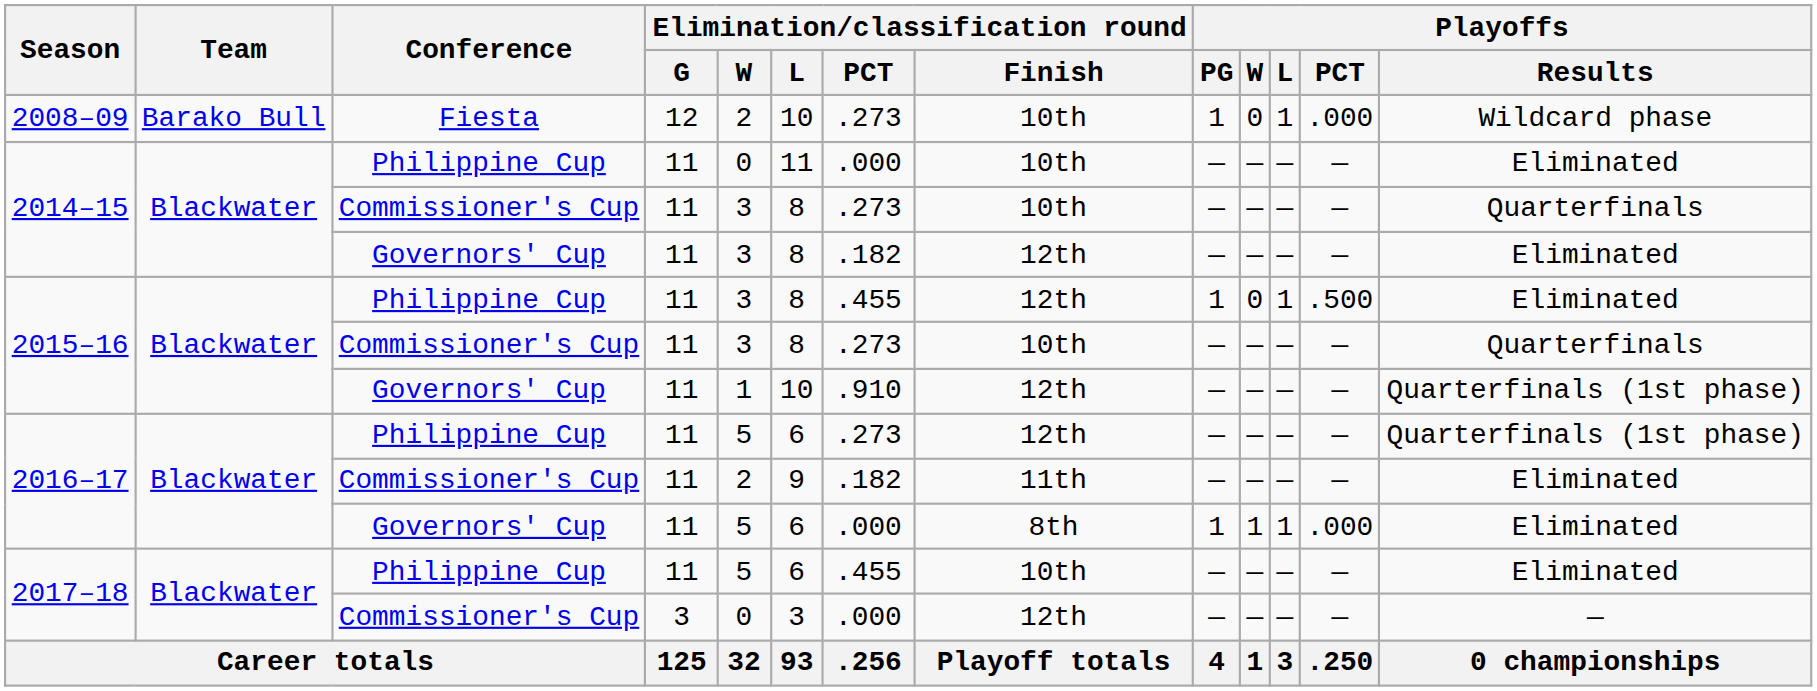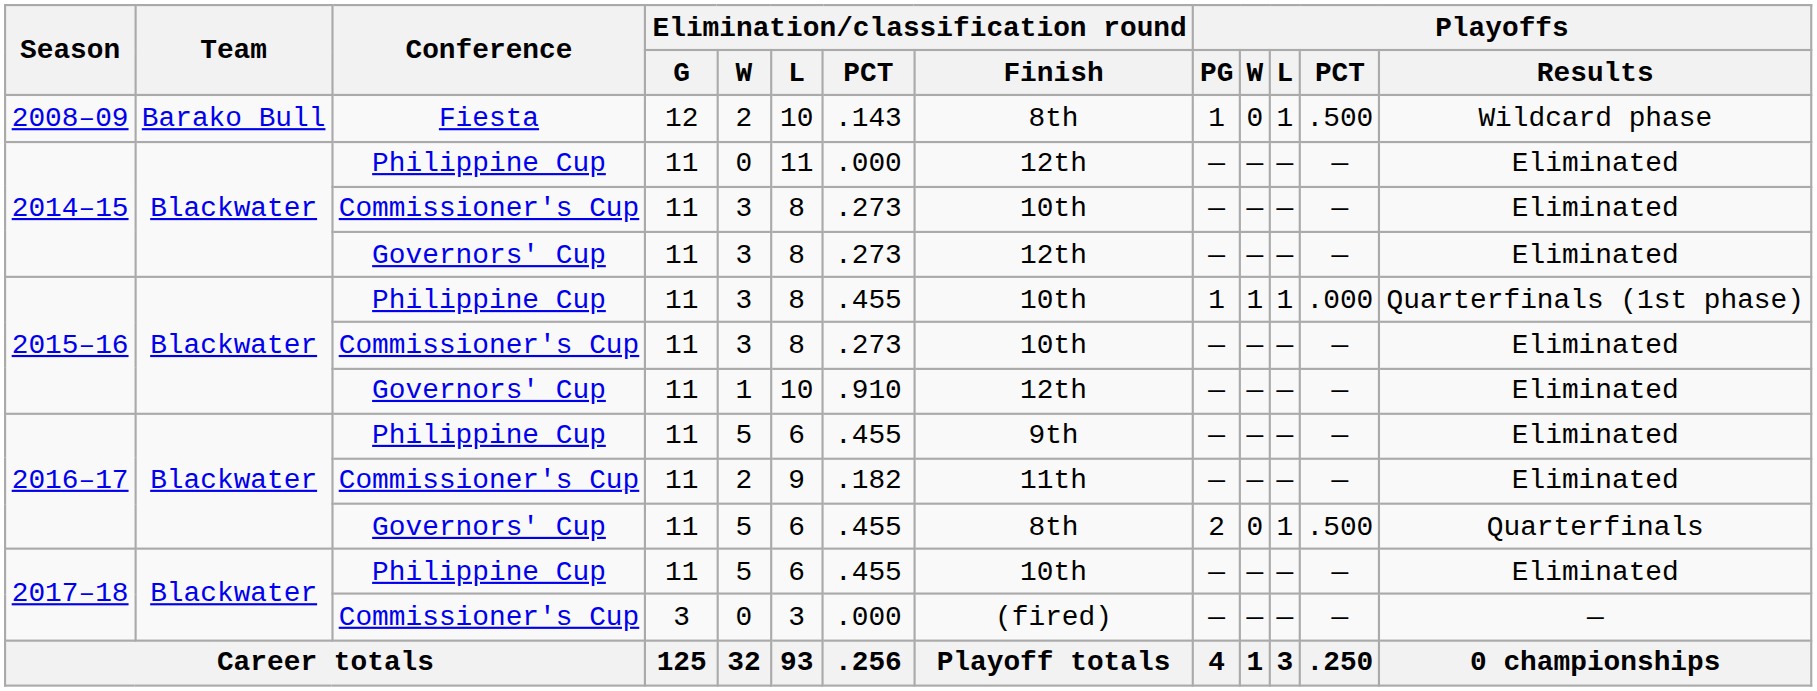(868, 118) .273 -> (868, 118) .143
(1054, 118) 10th -> (1054, 118) 8th
(1340, 118) .000 -> (1340, 118) .500
(1054, 164) 10th -> (1054, 164) 12th
(1595, 209) Quarterfinals -> (1595, 209) Eliminated
(868, 254) .182 -> (868, 254) .273
(1054, 300) 12th -> (1054, 300) 10th
(1255, 300) 0 -> (1255, 300) 1
(1340, 300) .500 -> (1340, 300) .000
(1595, 300) Eliminated -> (1595, 300) Quarterfinals (1st phase)
(1595, 345) Quarterfinals -> (1595, 345) Eliminated
(1595, 390) Quarterfinals (1st phase) -> (1595, 390) Eliminated
(868, 436) .273 -> (868, 436) .455
(1054, 436) 12th -> (1054, 436) 9th
(1595, 436) Quarterfinals (1st phase) -> (1595, 436) Eliminated
(868, 526) .000 -> (868, 526) .455
(1217, 526) 1 -> (1217, 526) 2
(1255, 526) 1 -> (1255, 526) 0
(1340, 526) .000 -> (1340, 526) .500
(1595, 526) Eliminated -> (1595, 526) Quarterfinals
(1054, 617) 12th -> (1054, 617) (fired)
